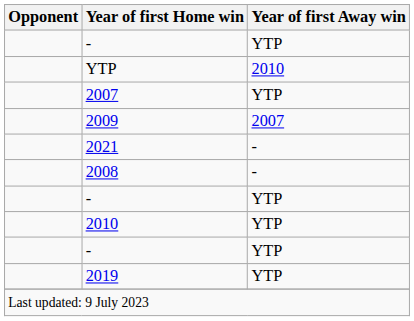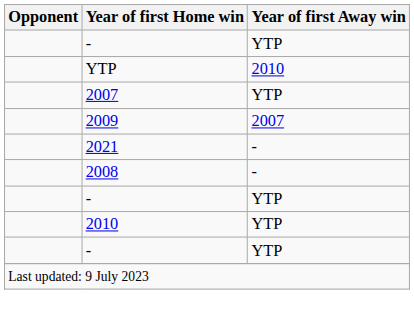- row: (102, 276)
